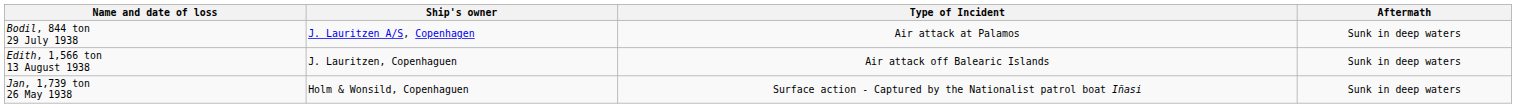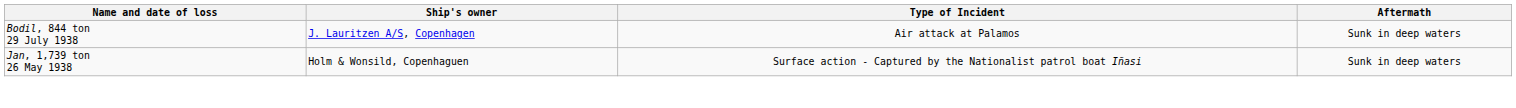- row: (54, 62)
